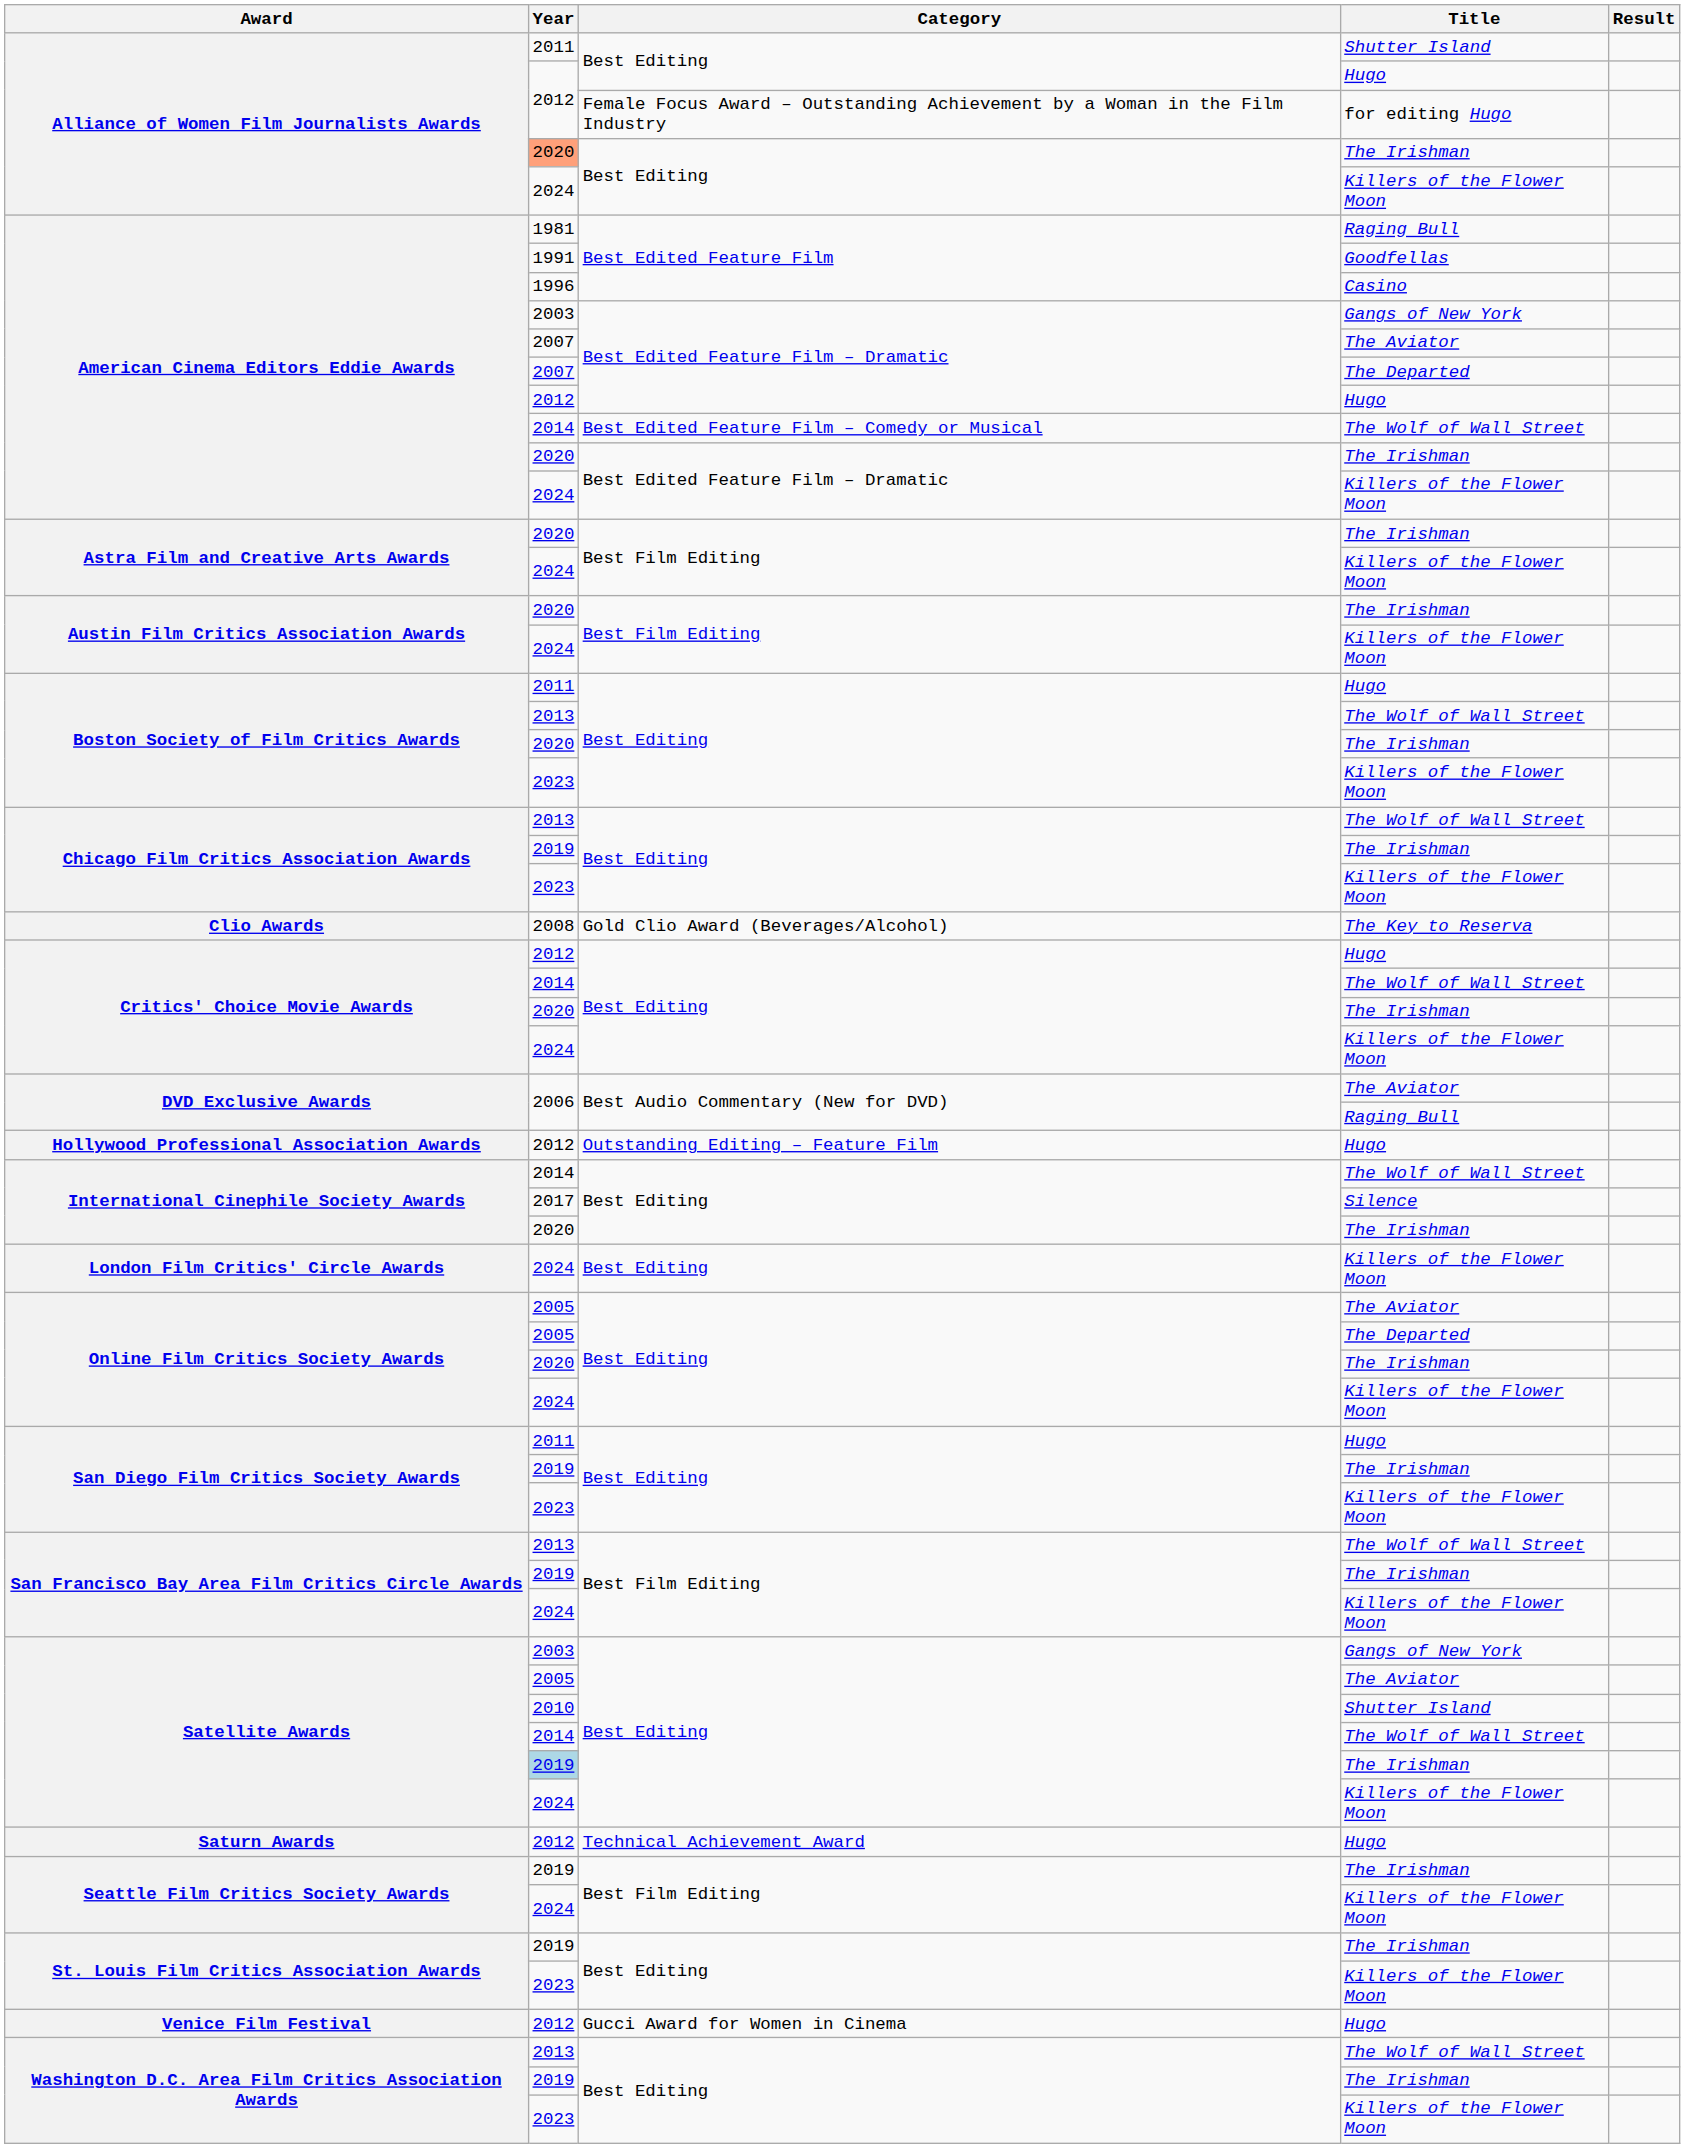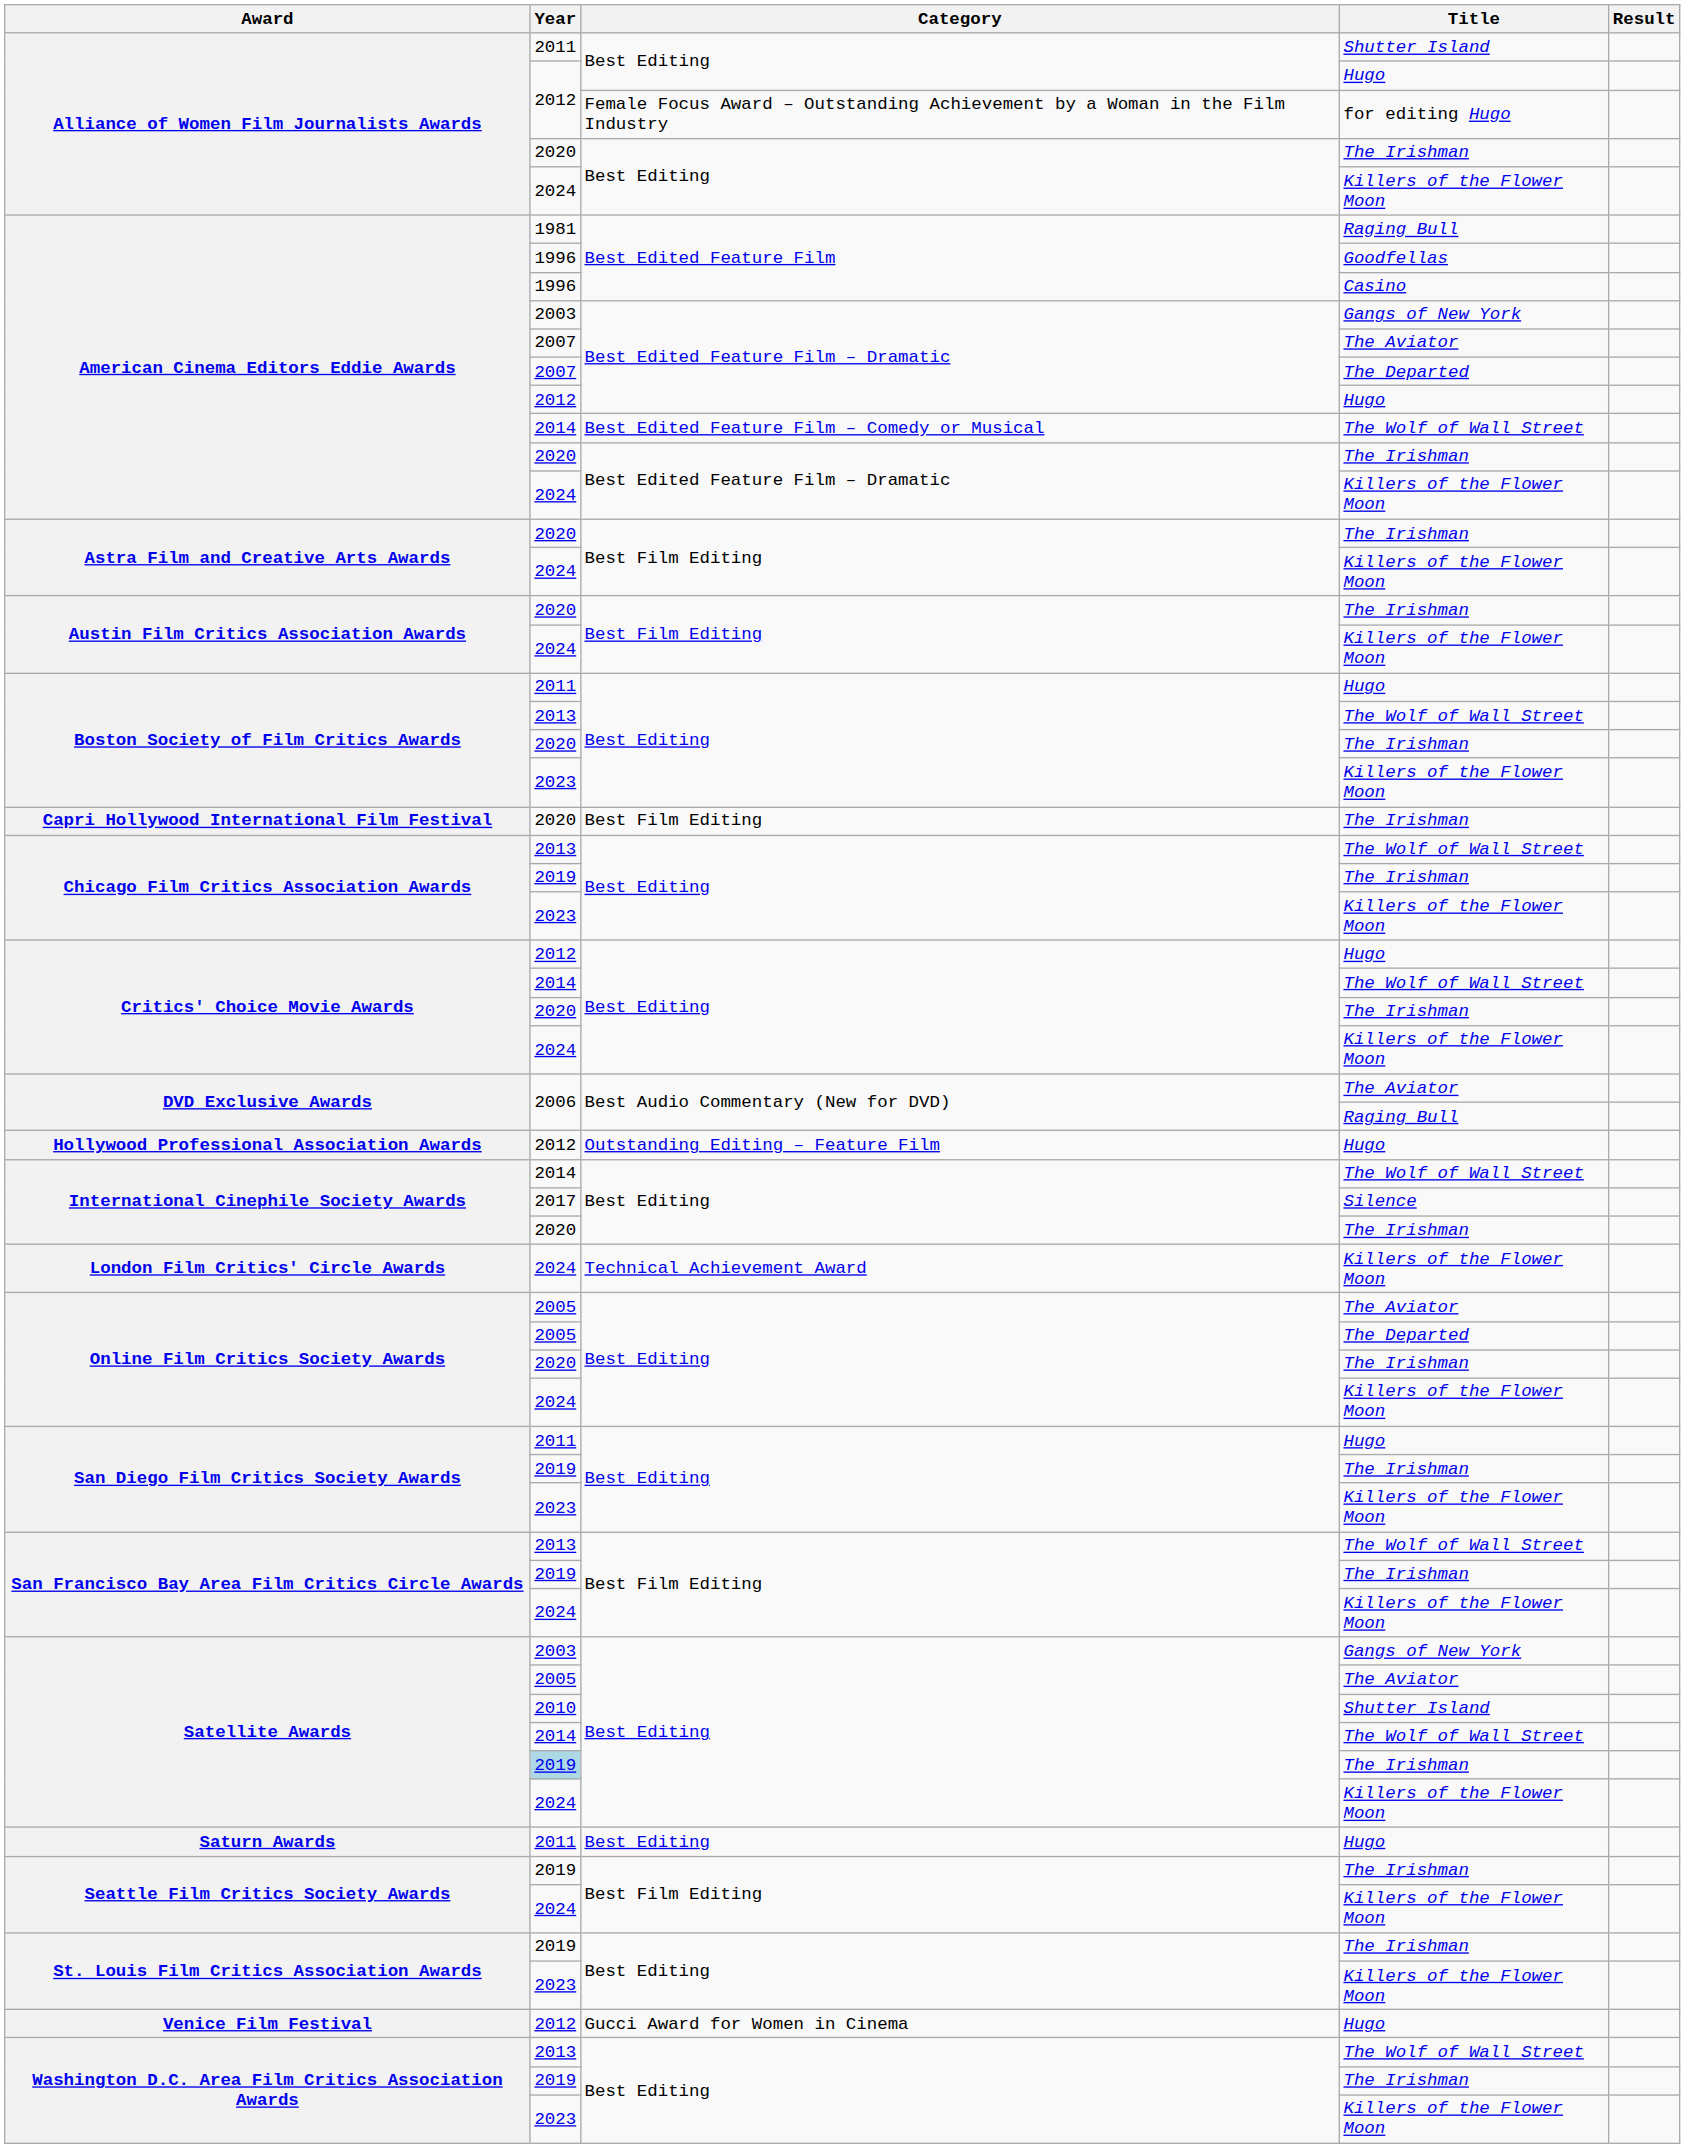(553, 153) lightsalmon background -> (555, 153) no background
(553, 258) 1991 -> (555, 258) 1996
+ row: (267, 821)
- row: (267, 926)
(645, 1269) Best Editing -> (726, 1269) Technical Achievement Award
(553, 1842) 2012 -> (555, 1842) 2011
(724, 1842) Technical Achievement Award -> (647, 1842) Best Editing
